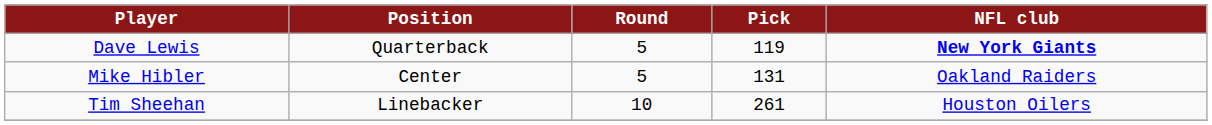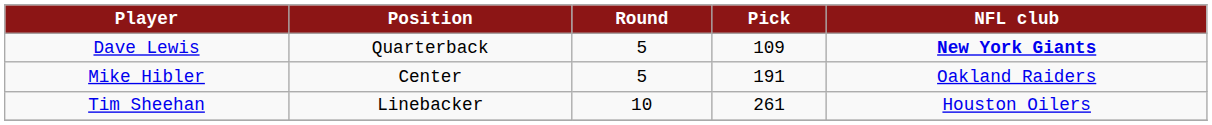(769, 48) 119 -> (769, 48) 109
(769, 77) 131 -> (769, 77) 191
